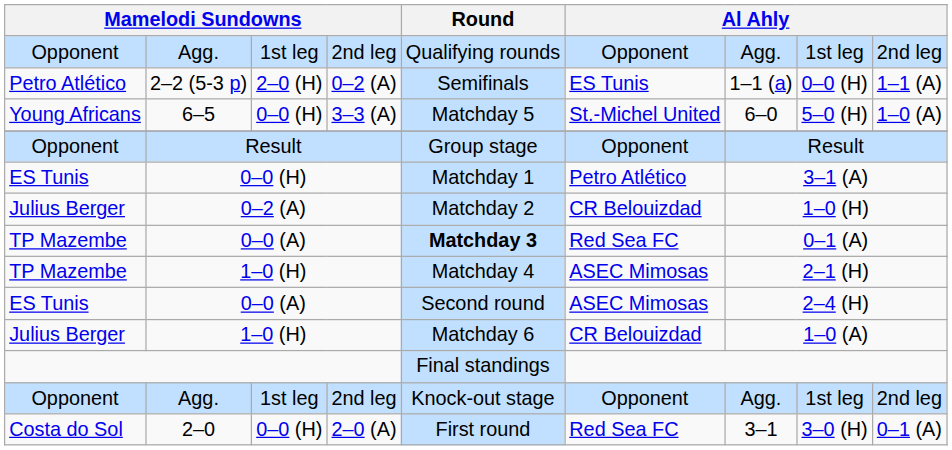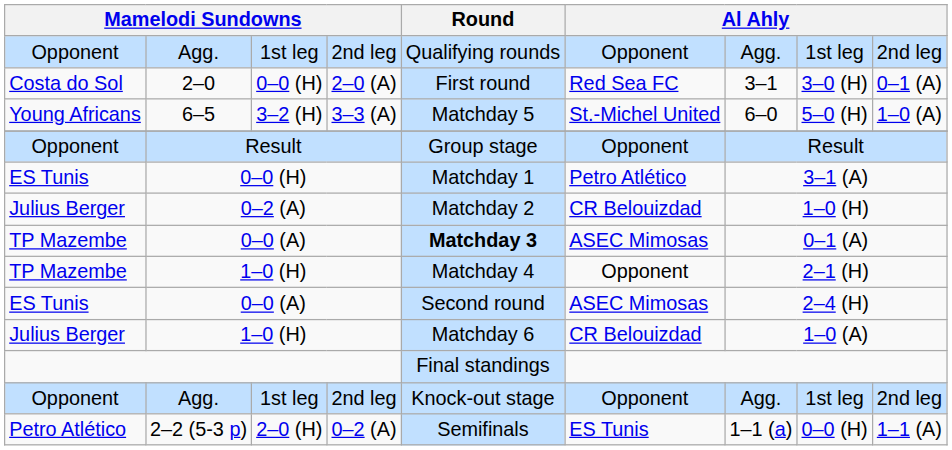rows swapped: (66, 429) <-> (68, 83)
(289, 114) 0–0 (H) -> (289, 114) 3–2 (H)
(624, 240) Red Sea FC -> (639, 240) ASEC Mimosas
(639, 271) ASEC Mimosas -> (645, 271) Opponent
